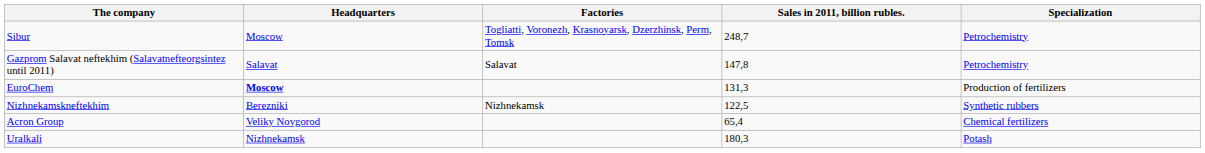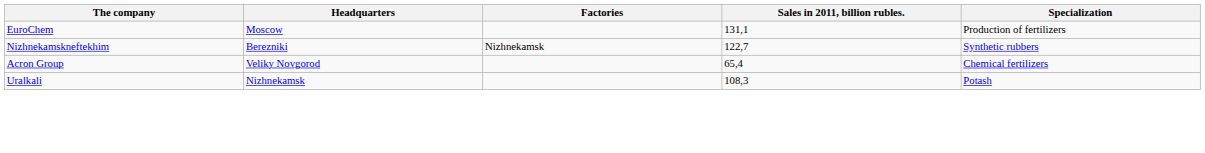- row: (18, 36)
- row: (116, 65)
(265, 88) bold -> (264, 30) normal
(736, 88) 131,3 -> (736, 30) 131,1
(736, 105) 122,5 -> (736, 47) 122,7
(736, 139) 180,3 -> (736, 81) 108,3
